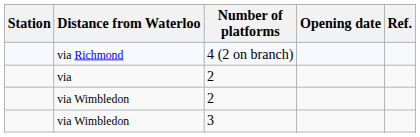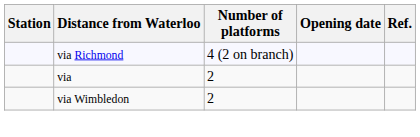- row: (93, 121)
